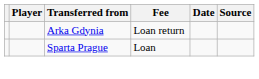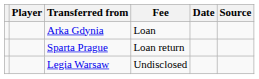(159, 30) Loan return -> (145, 30) Loan
(145, 47) Loan -> (159, 47) Loan return
+ row: (78, 64)
